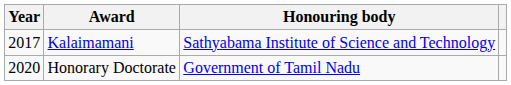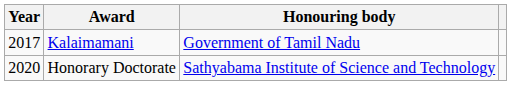(339, 42) Sathyabama Institute of Science and Technology -> (272, 42) Government of Tamil Nadu
(272, 67) Government of Tamil Nadu -> (339, 67) Sathyabama Institute of Science and Technology
